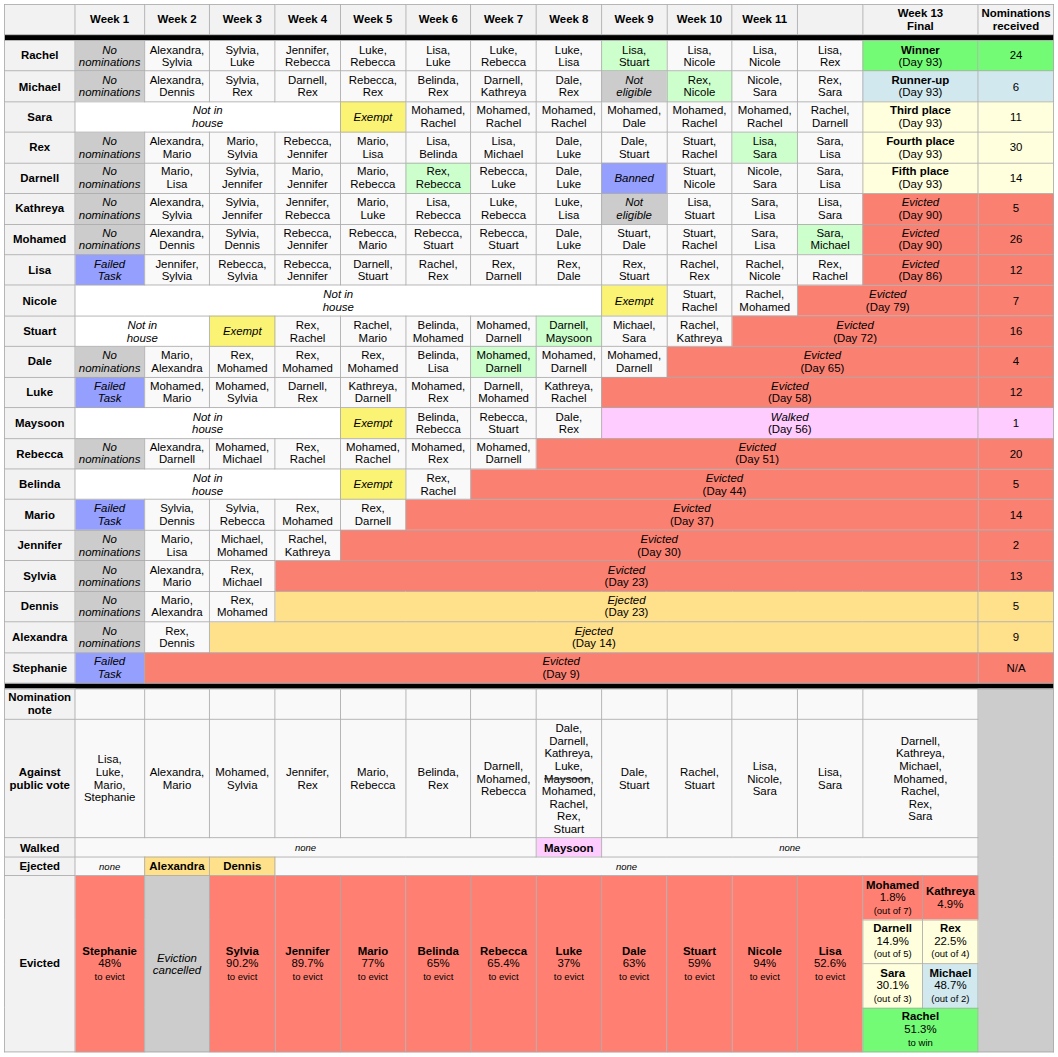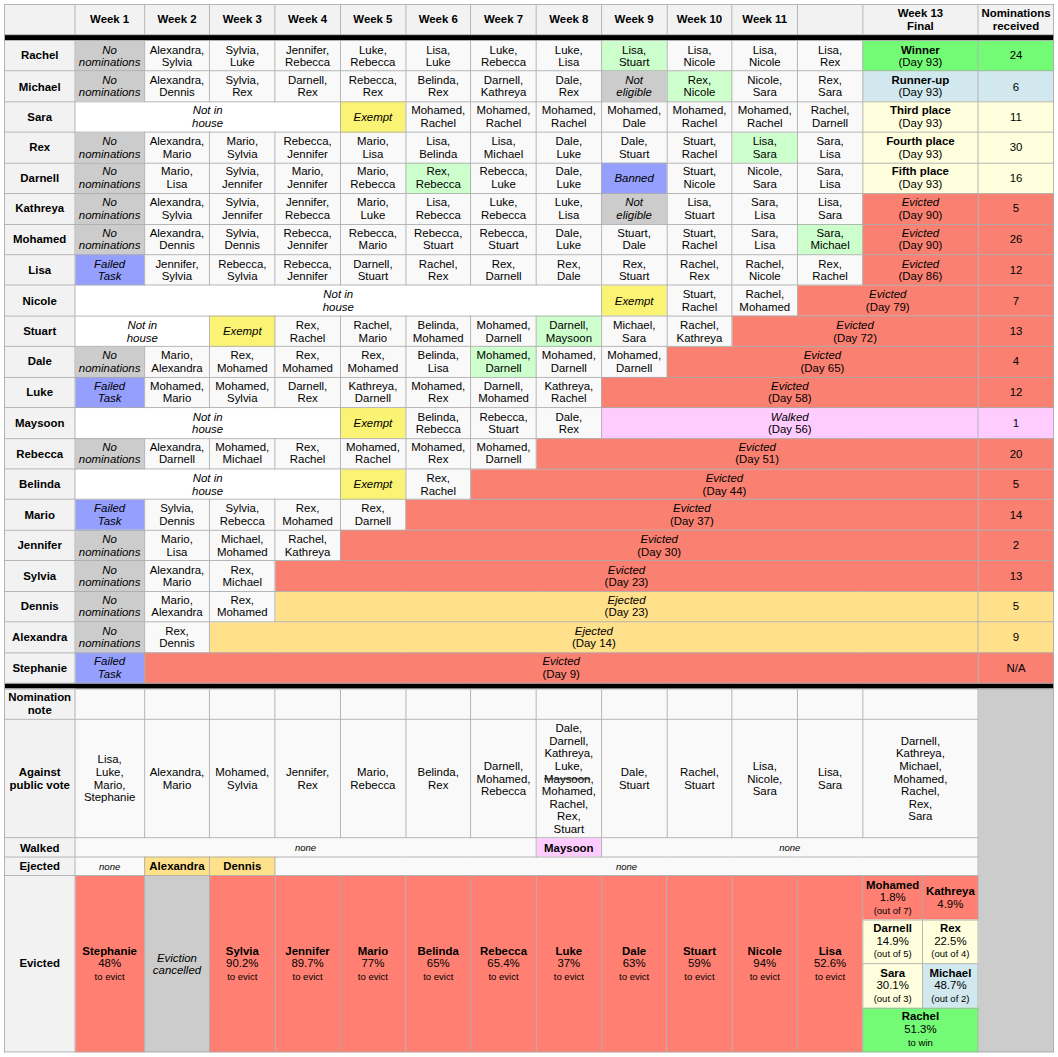(1016, 178) 14 -> (1016, 178) 16
(1016, 331) 16 -> (1016, 331) 13
